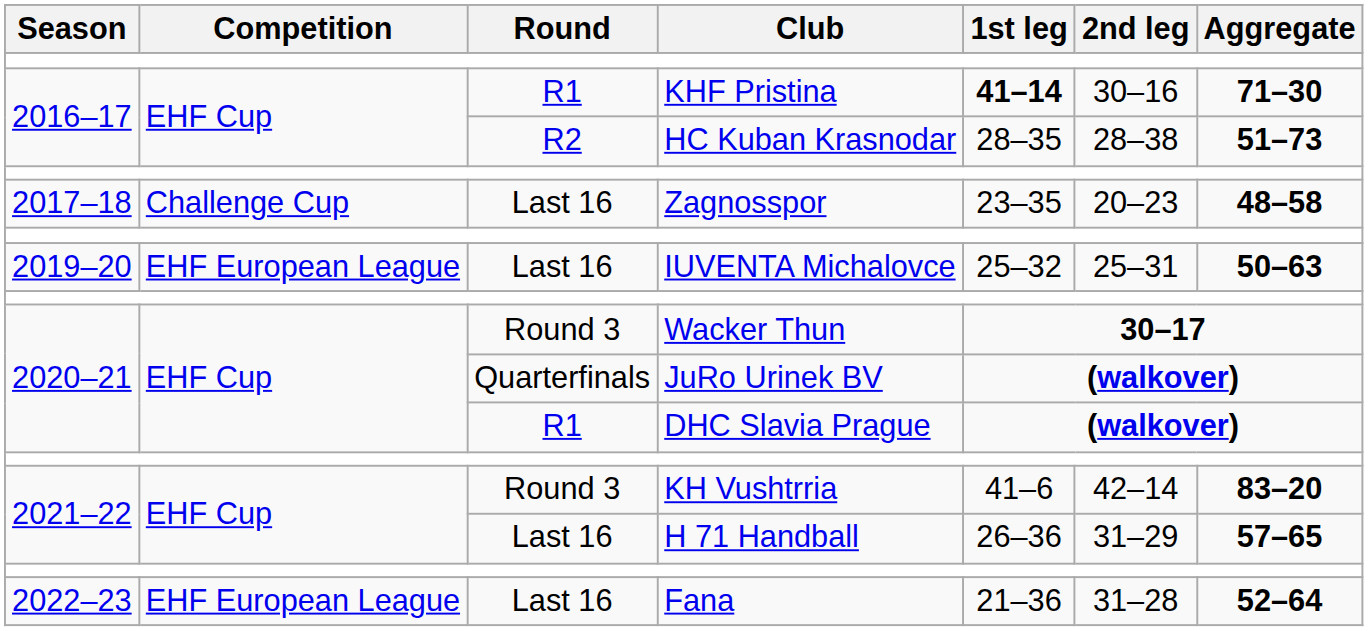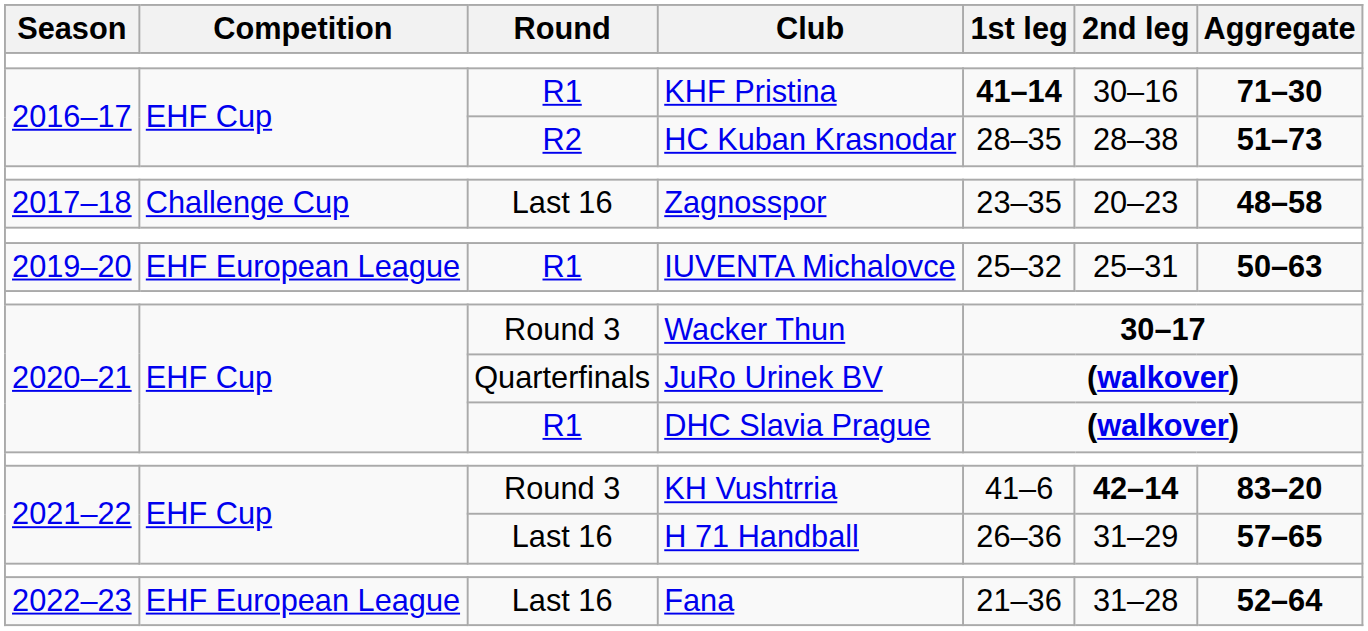(562, 266) Last 16 -> (562, 266) R1
(1136, 489) normal -> (1136, 489) bold
